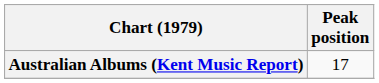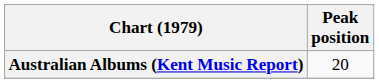(340, 64) 17 -> (340, 64) 20
